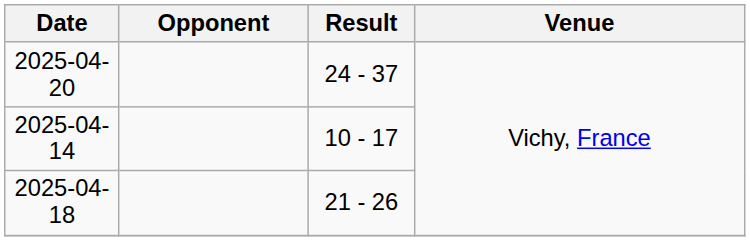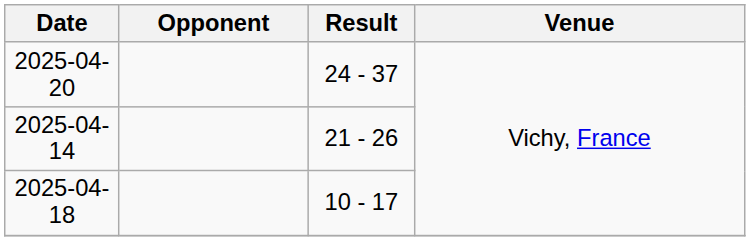(361, 138) 10 - 17 -> (361, 138) 21 - 26
(361, 202) 21 - 26 -> (361, 202) 10 - 17
